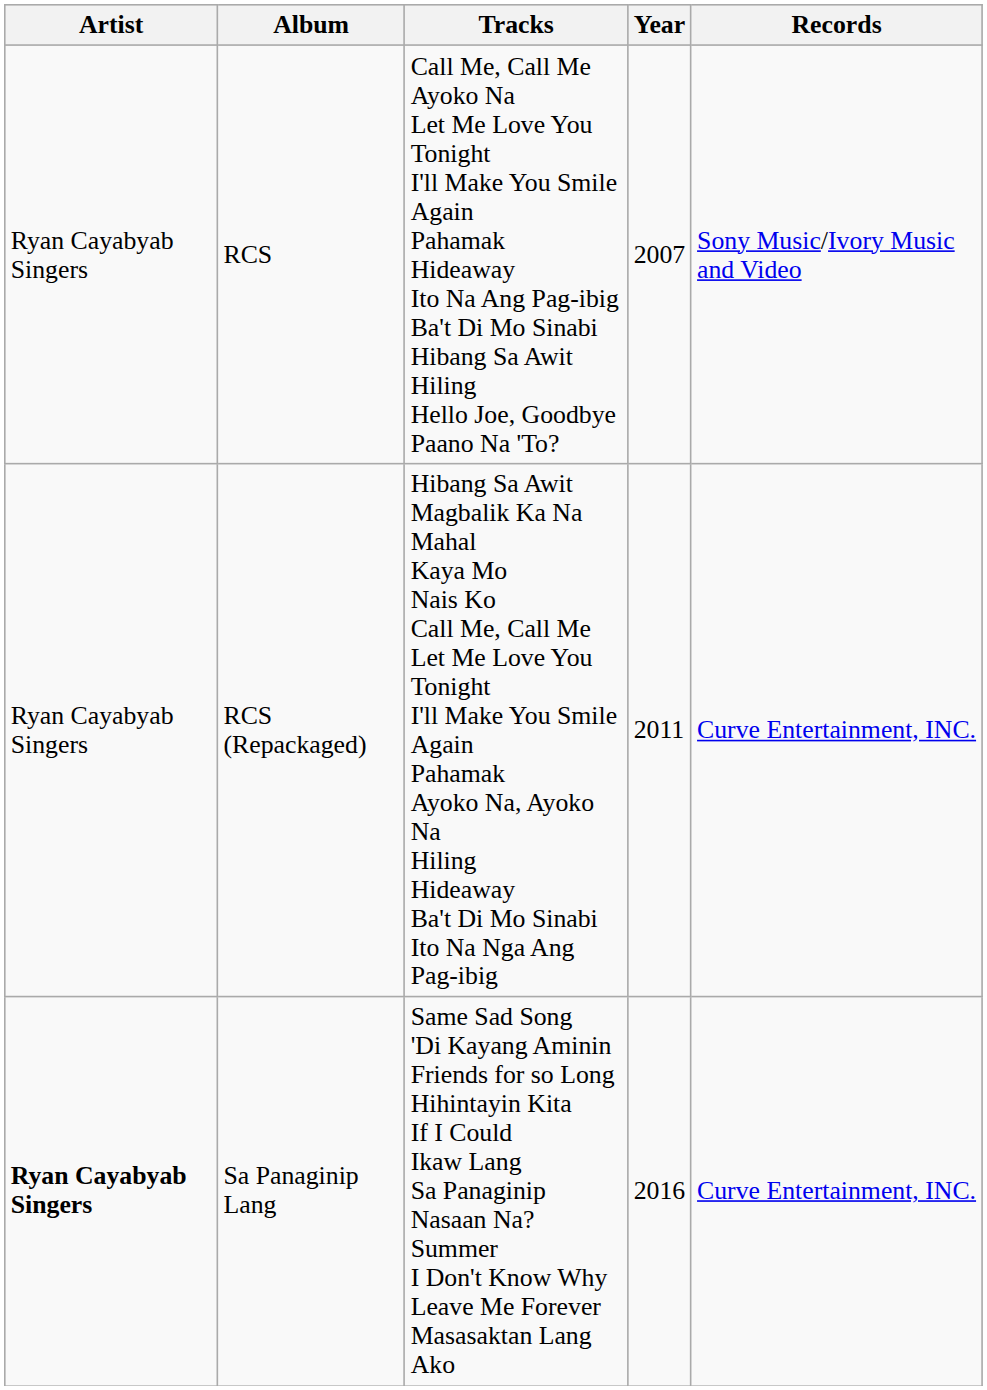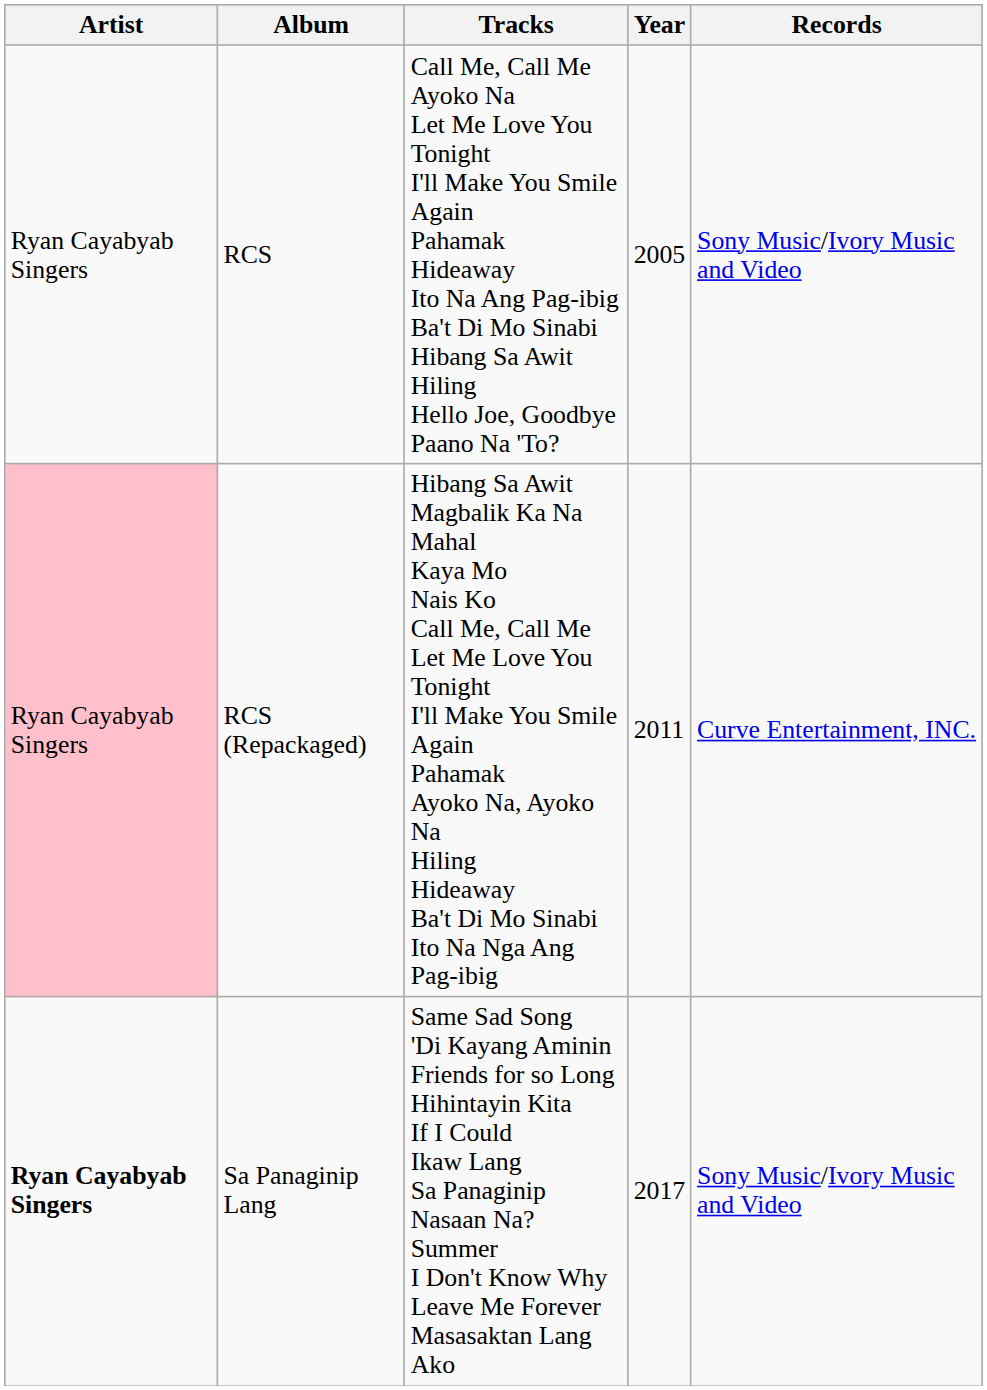(659, 254) 2007 -> (659, 254) 2005
(92, 729) no background -> (92, 729) pink background
(659, 1190) 2016 -> (659, 1190) 2017
(837, 1190) Curve Entertainment, INC. -> (826, 1190) Sony Music/Ivory Music and Video
